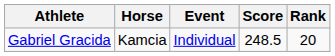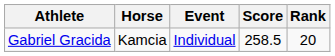(263, 40) 248.5 -> (263, 40) 258.5
